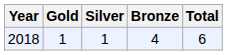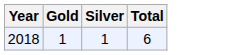- column: (155, 16)
